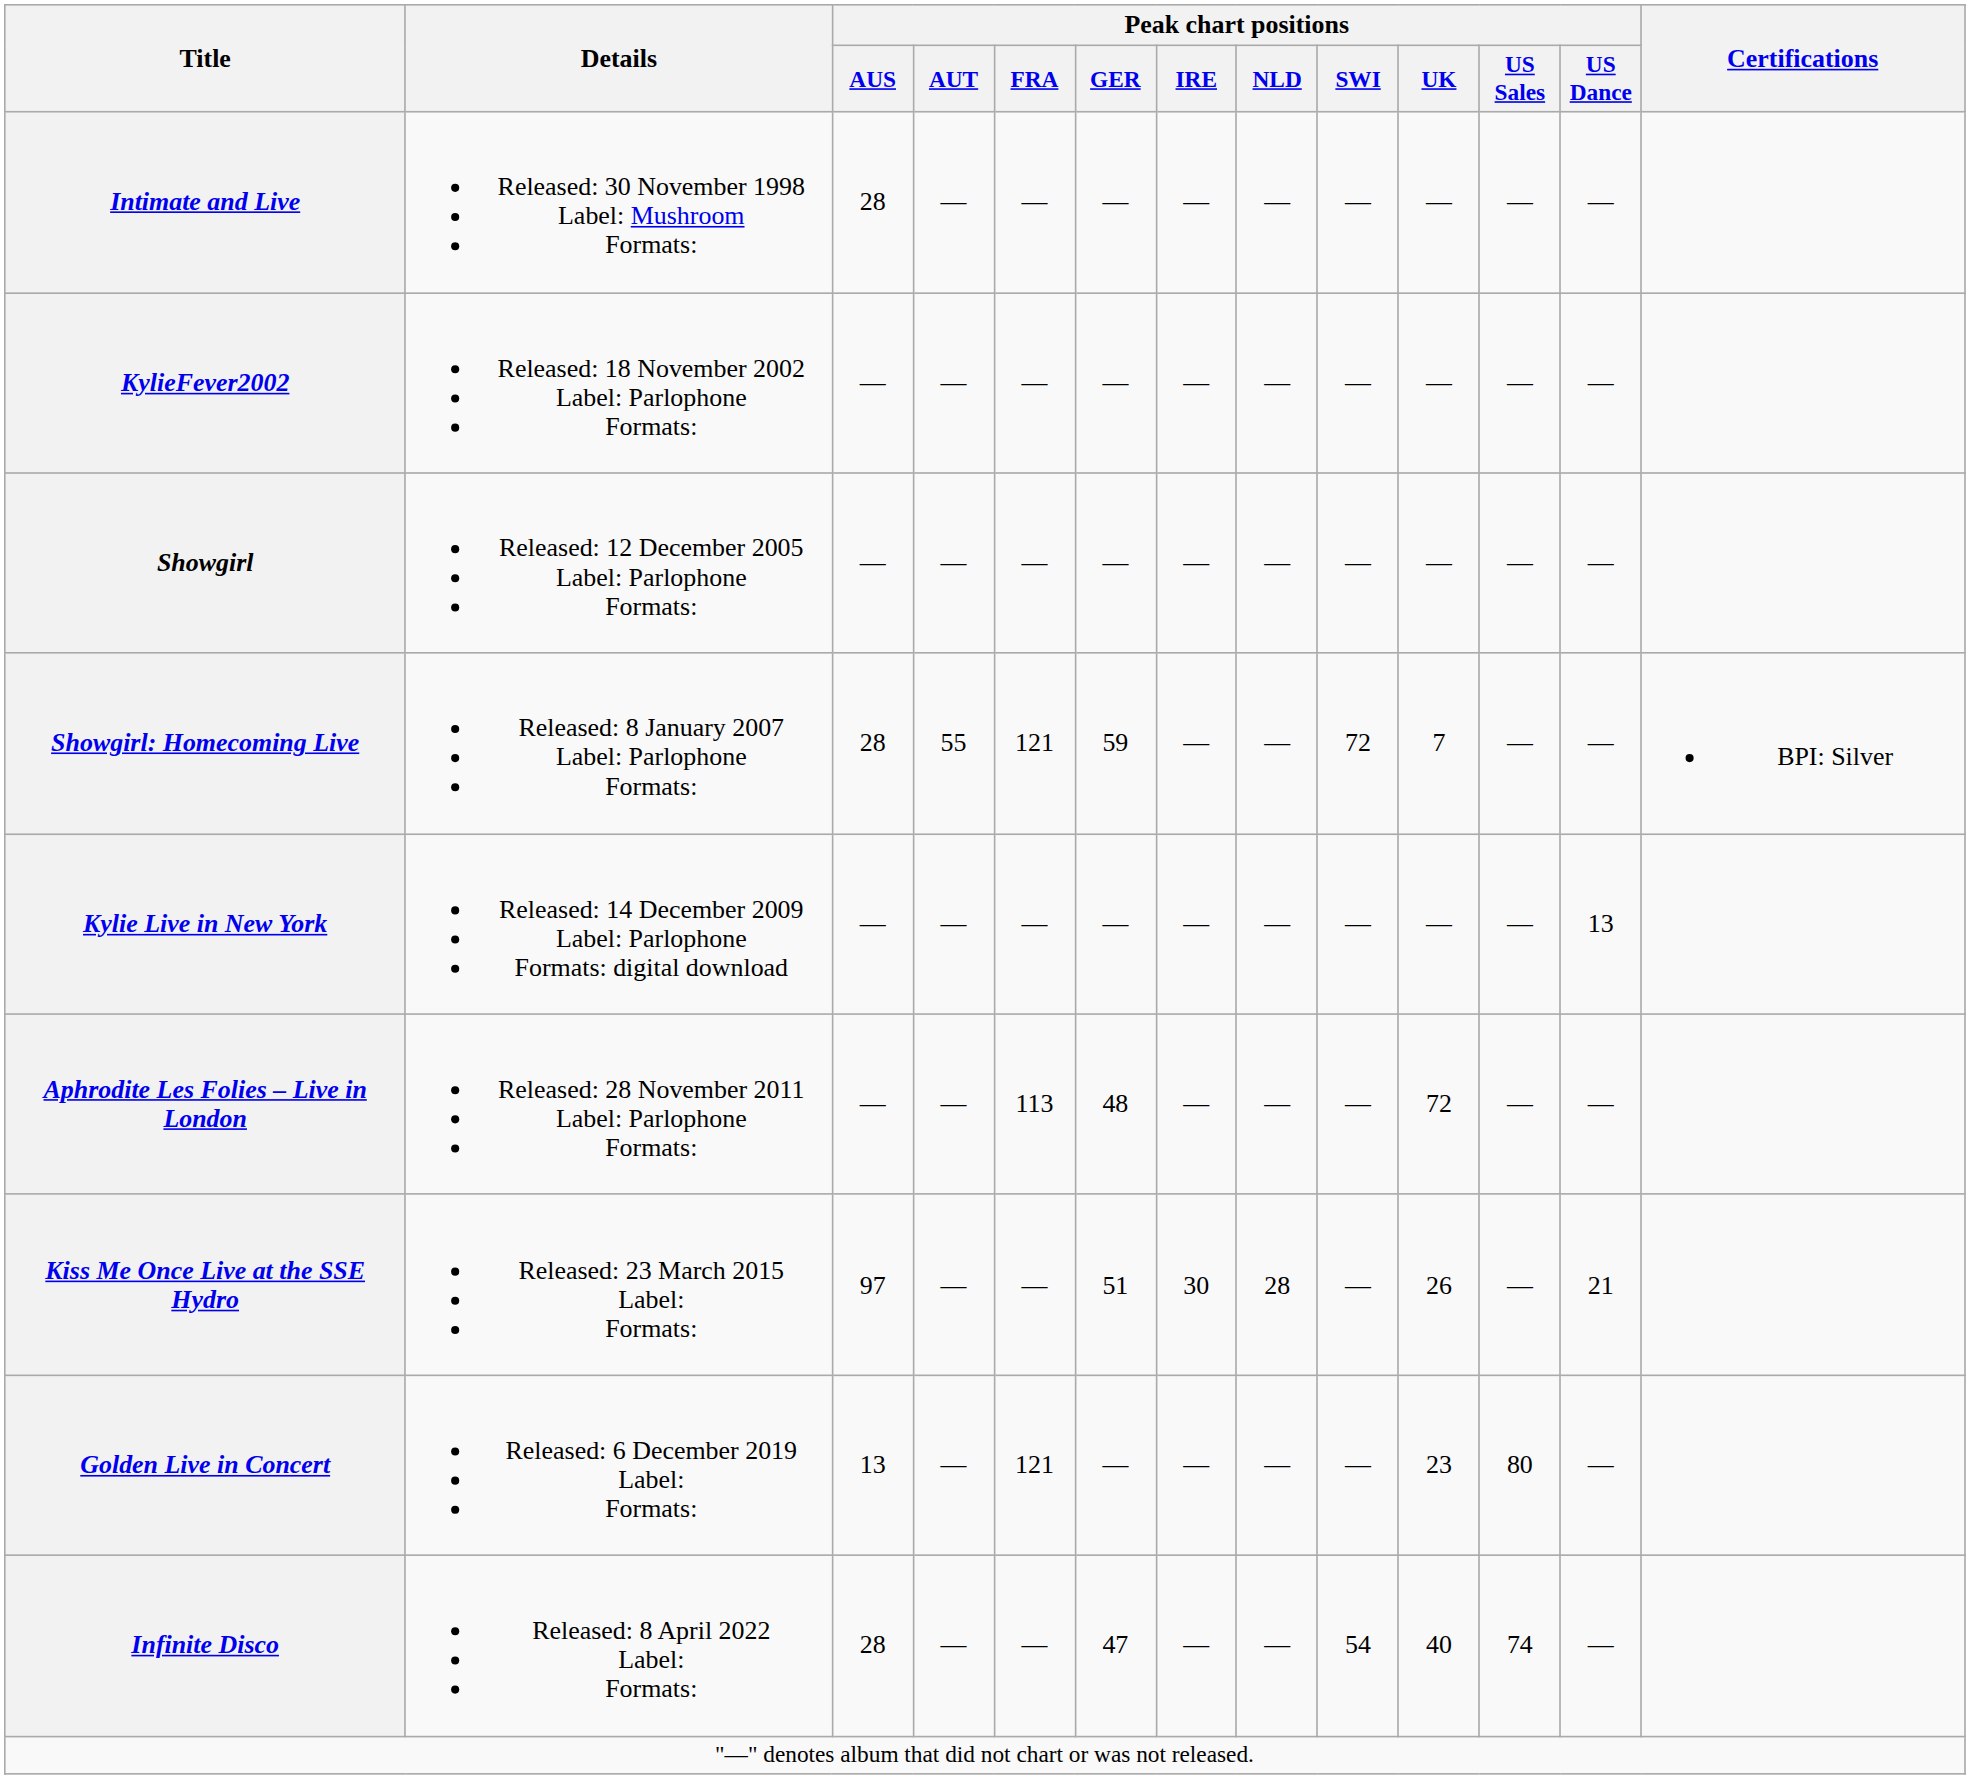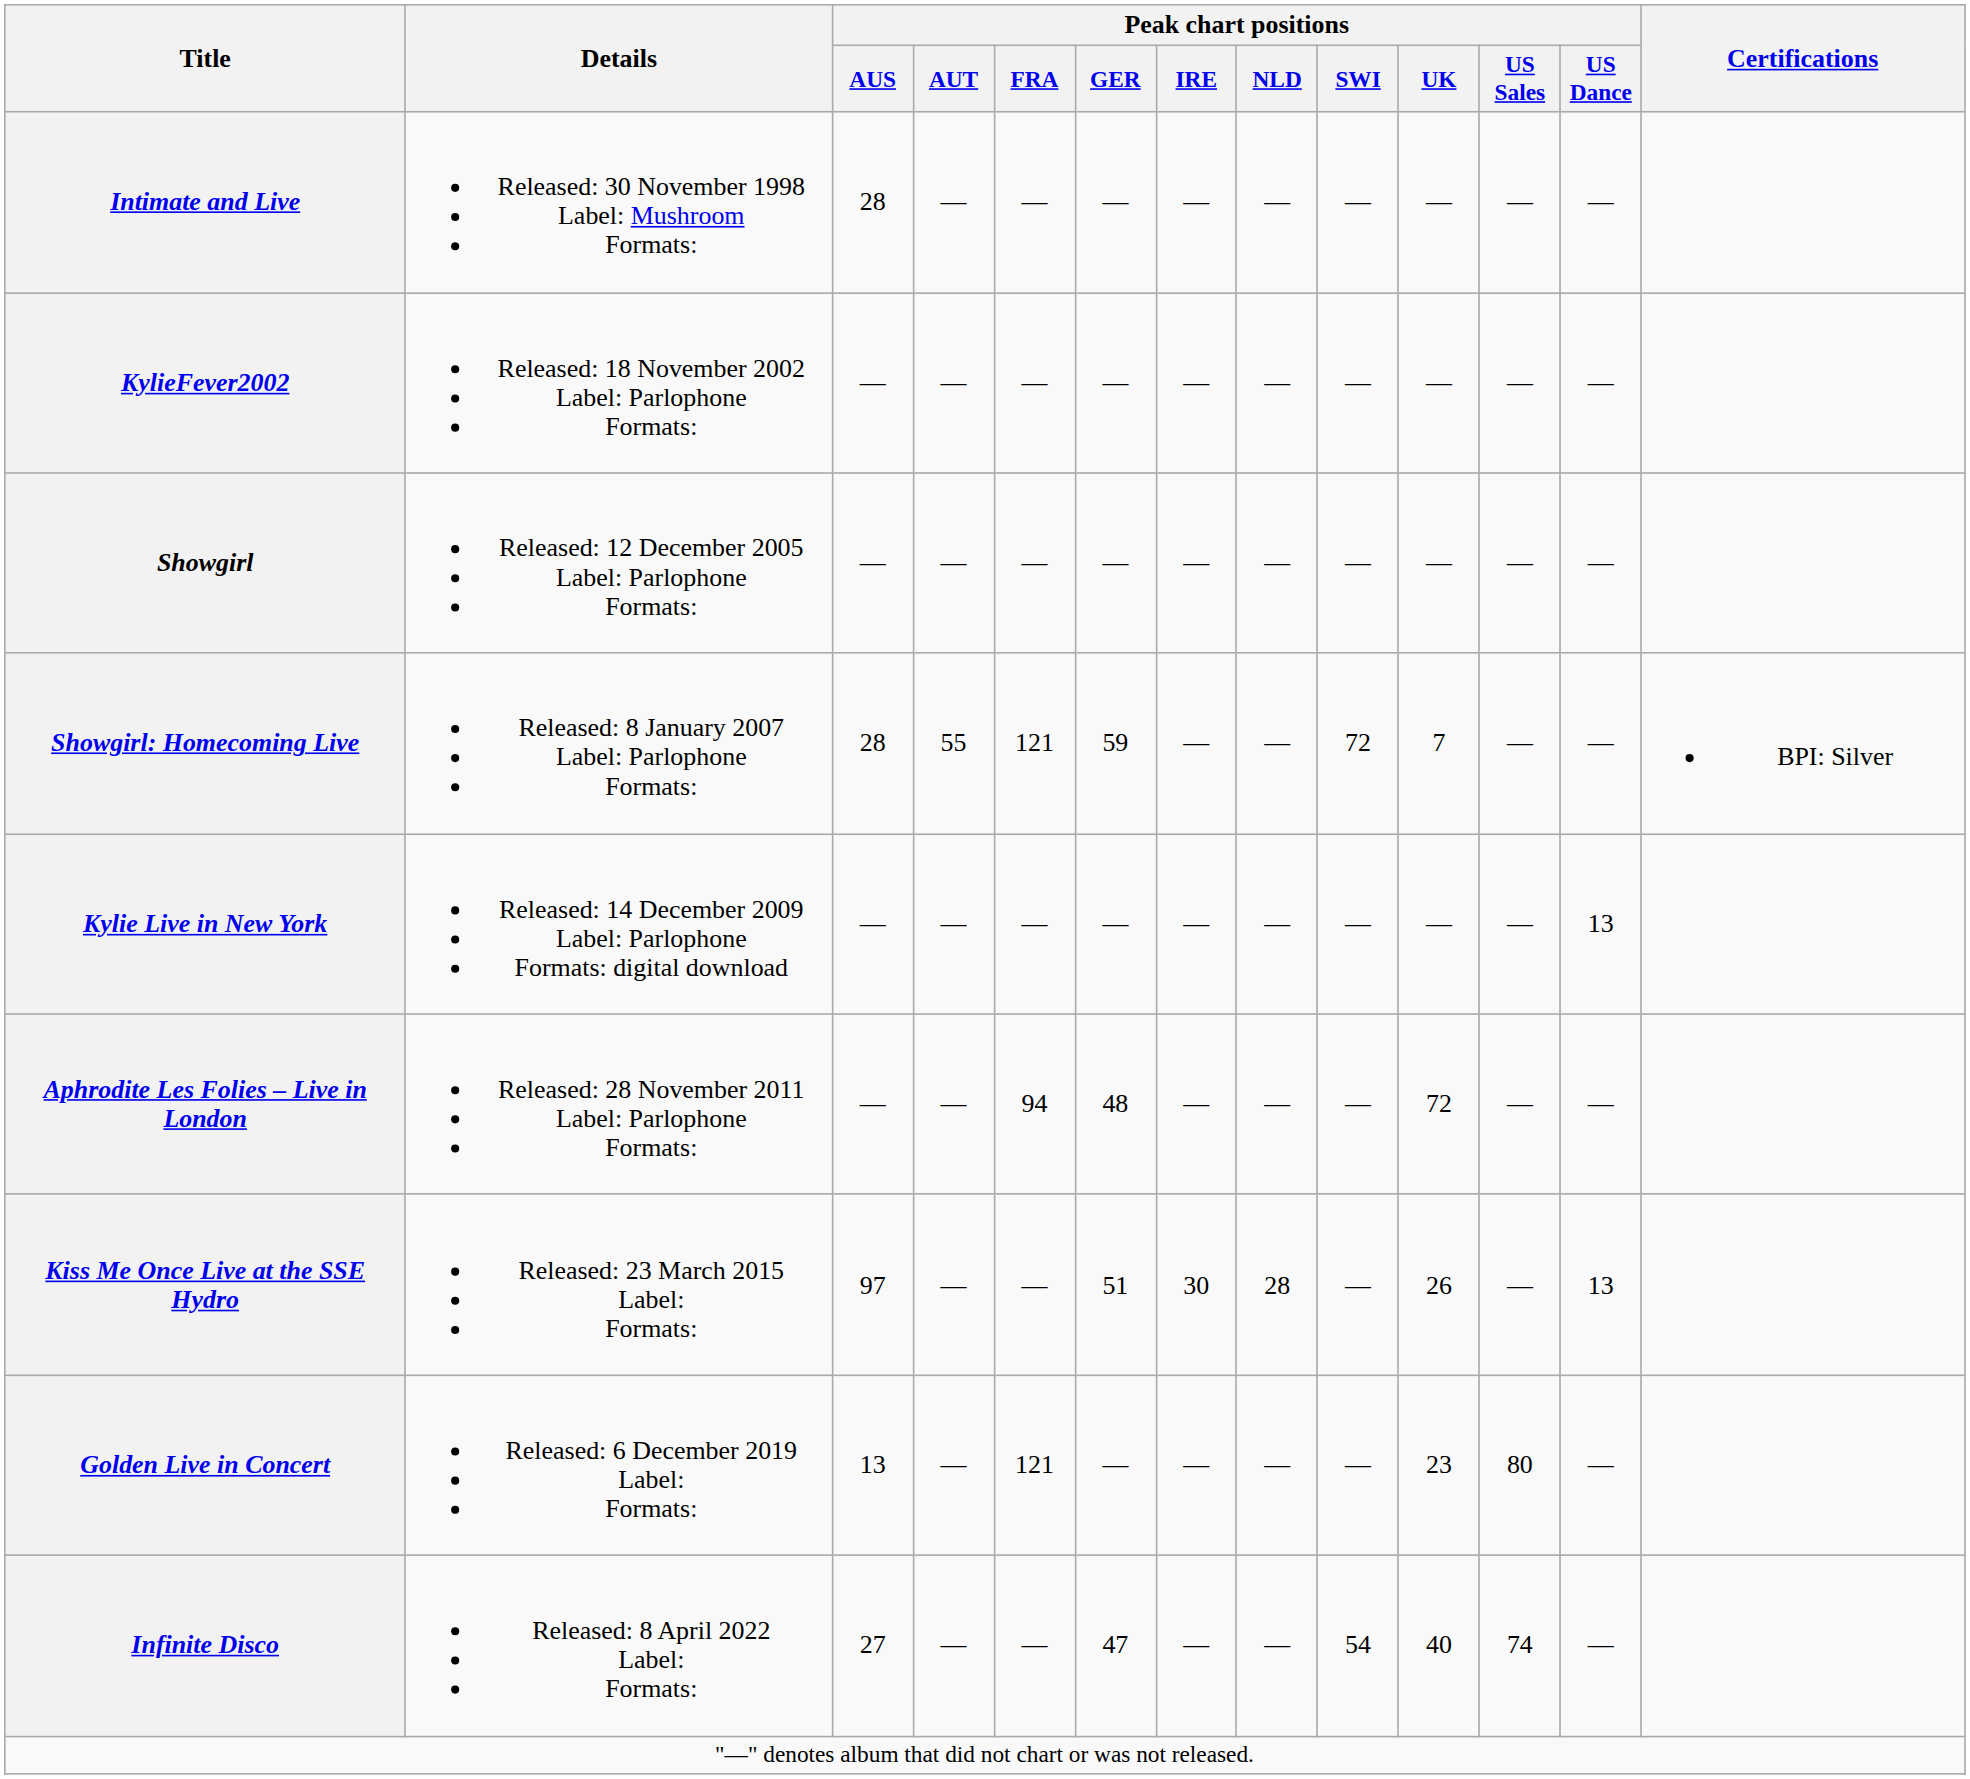(1034, 1103) 113 -> (1034, 1103) 94
(1601, 1284) 21 -> (1601, 1284) 13
(873, 1645) 28 -> (873, 1645) 27
